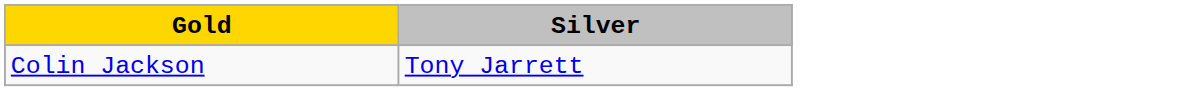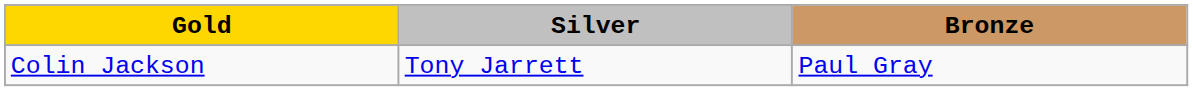+ column: (990, 25)
